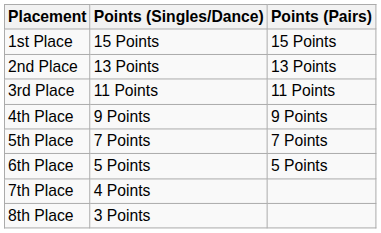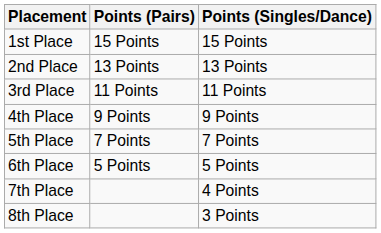columns swapped: (179, 16) <-> (321, 16)
